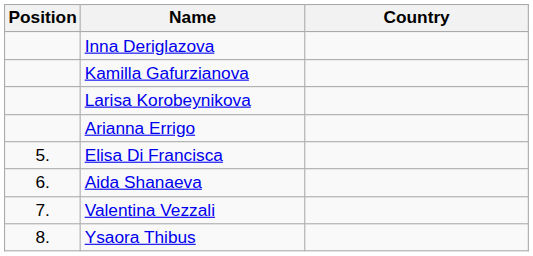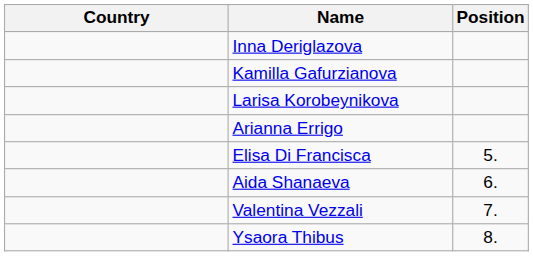columns swapped: (43, 18) <-> (417, 18)
